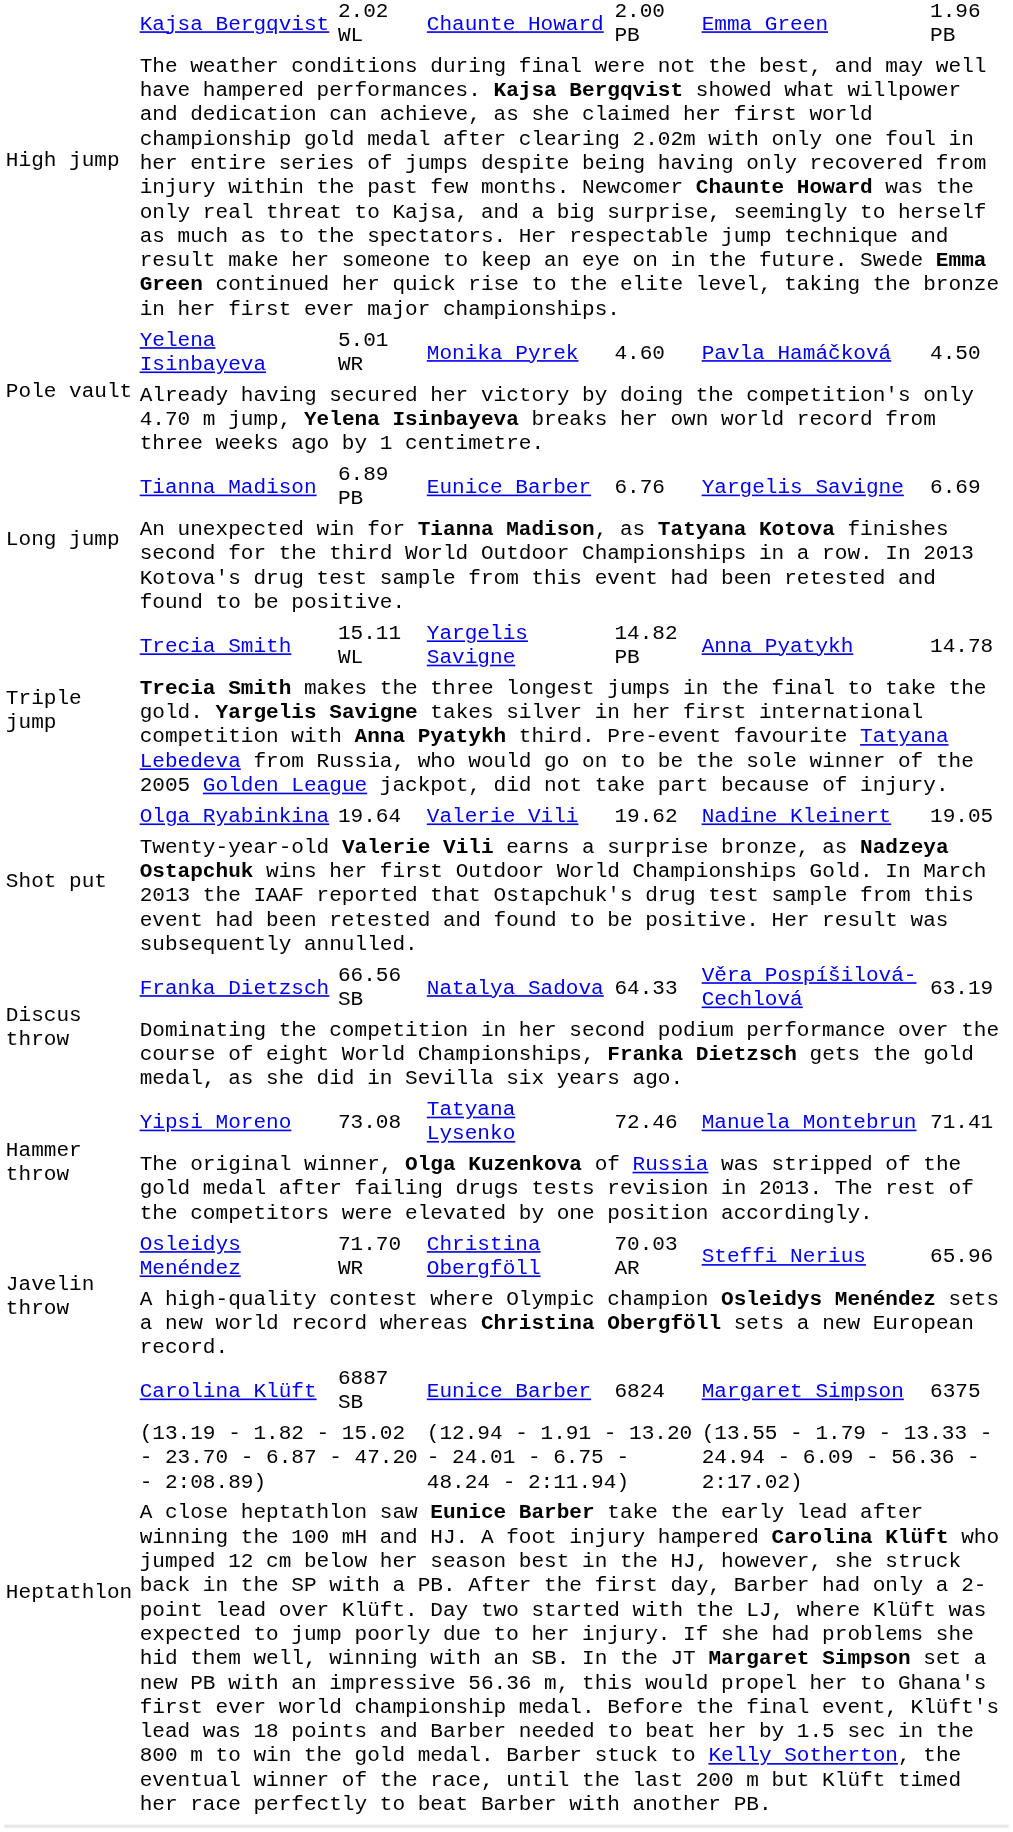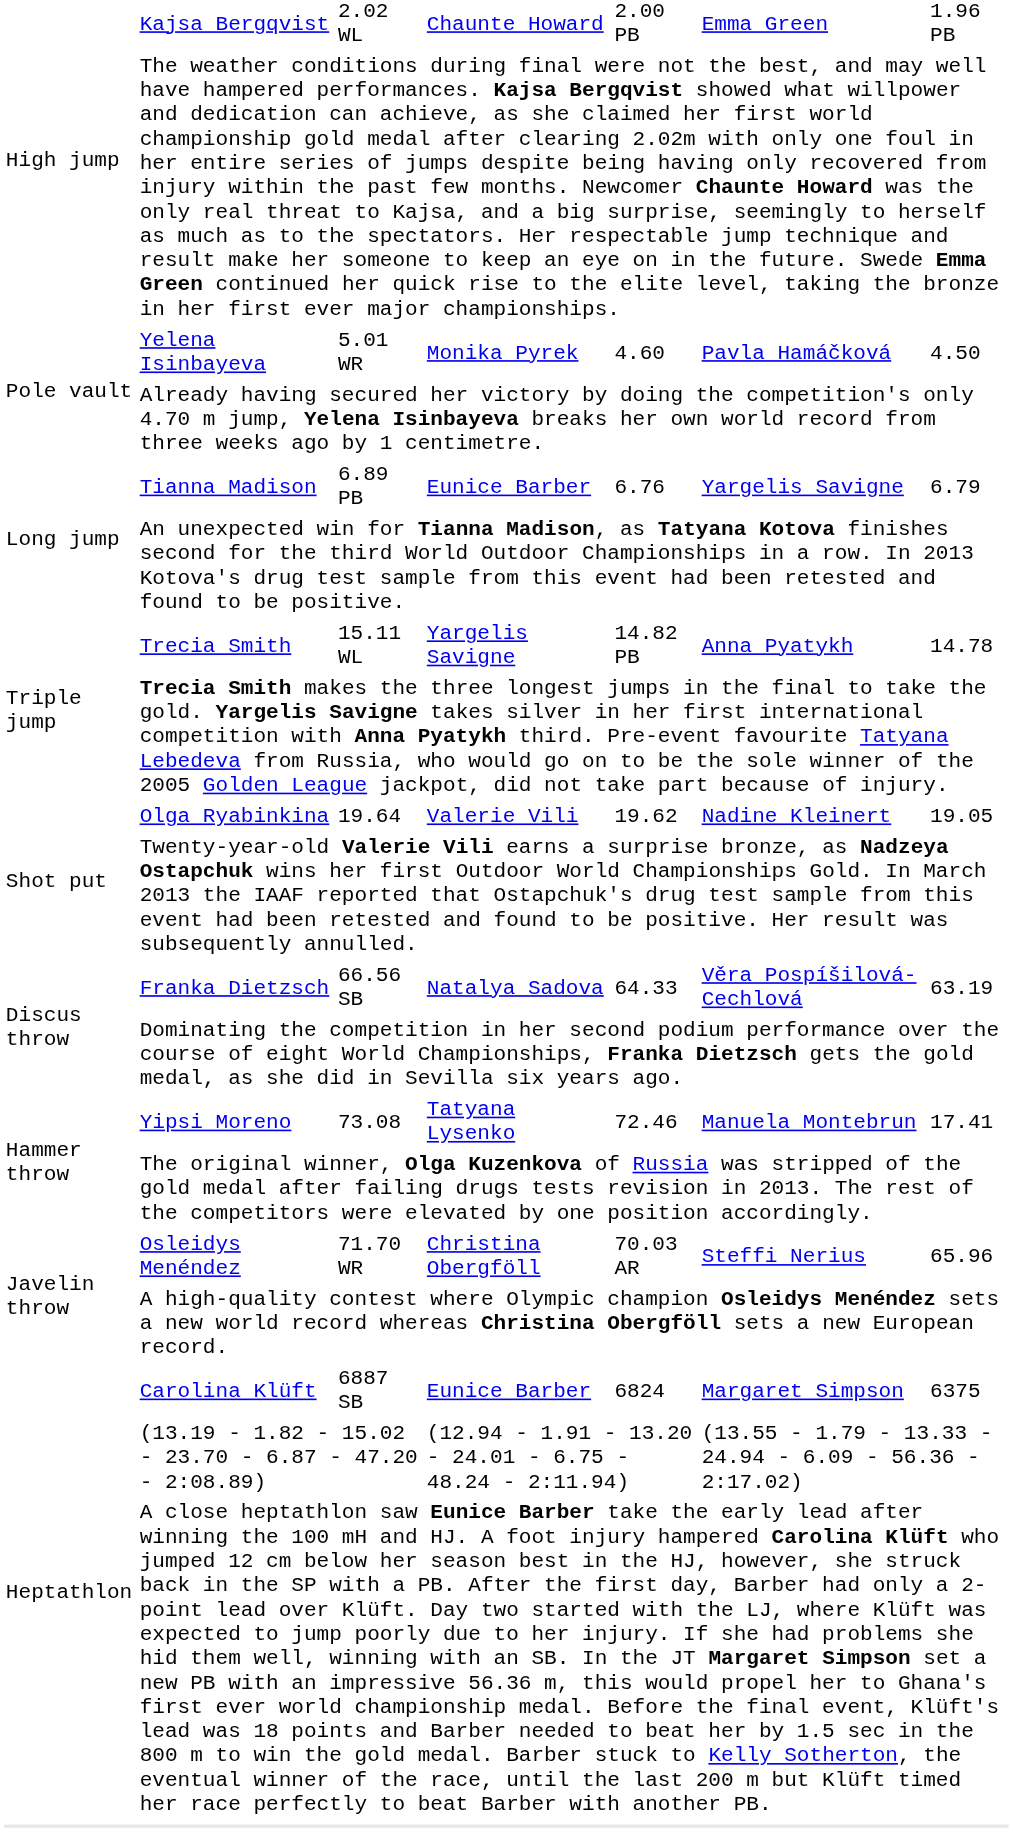(955, 486) 6.69 -> (955, 486) 6.79
(962, 1122) 71.41 -> (962, 1122) 17.41
